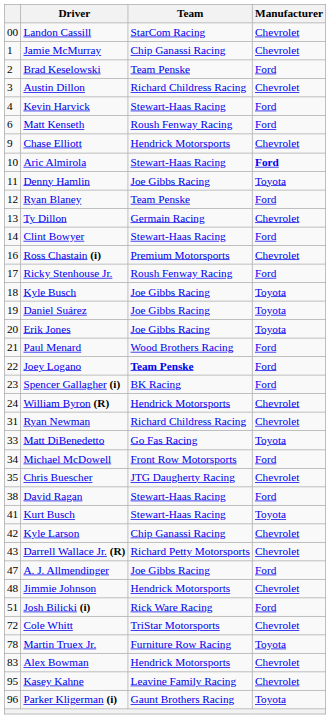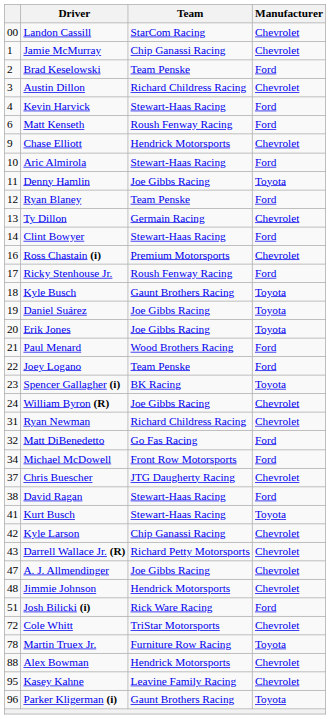(267, 162) bold -> (266, 162) normal
(170, 292) Joe Gibbs Racing -> (182, 292) Gaunt Brothers Racing
(162, 366) bold -> (160, 366) normal
(266, 384) Ford -> (271, 384) Toyota
(180, 403) Hendrick Motorsports -> (170, 403) Joe Gibbs Racing
(13, 440) 33 -> (13, 440) 32
(271, 440) Toyota -> (266, 440) Ford
(13, 477) 35 -> (13, 477) 37
(266, 570) Ford -> (277, 570) Chevrolet
(13, 663) 83 -> (13, 663) 88
